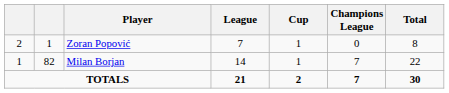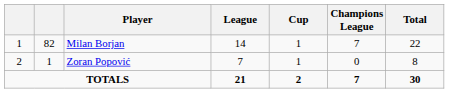rows swapped: (95, 61) <-> (98, 44)
